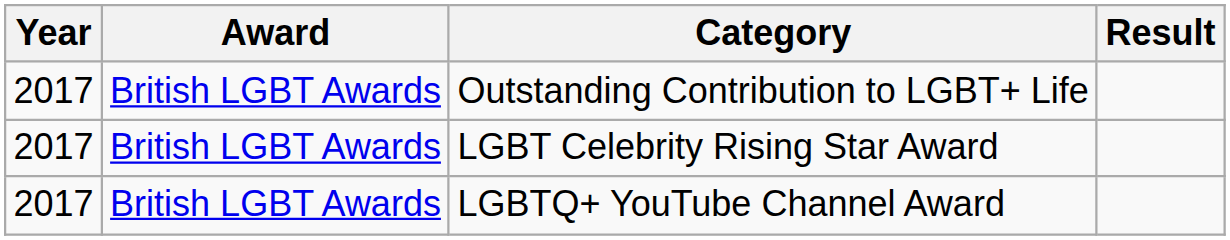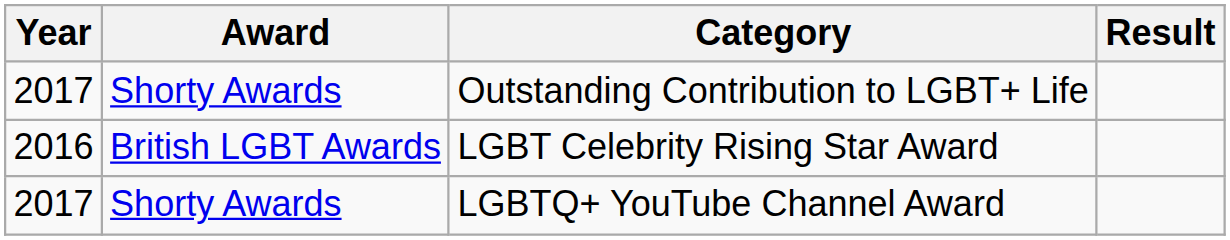(276, 90) British LGBT Awards -> (226, 90) Shorty Awards
(53, 147) 2017 -> (53, 147) 2016
(276, 204) British LGBT Awards -> (226, 204) Shorty Awards
